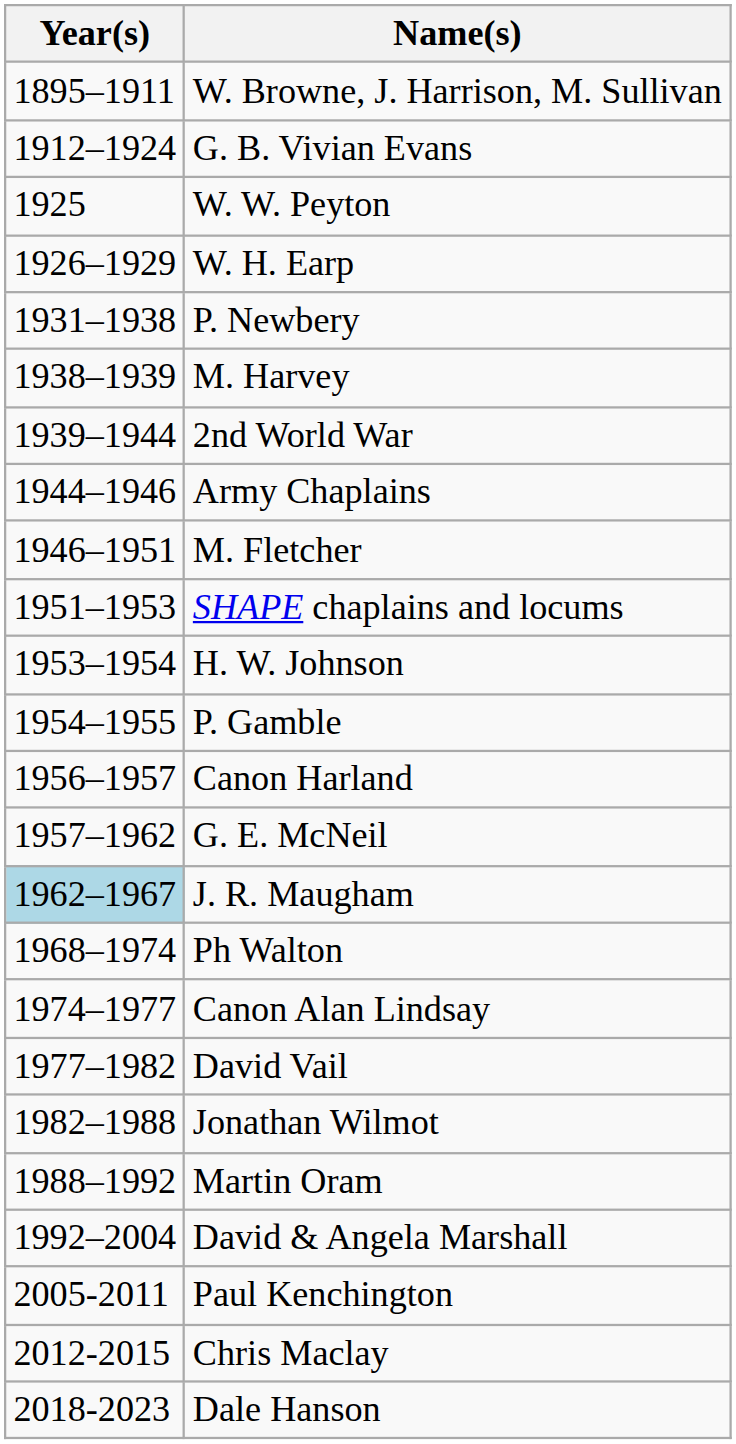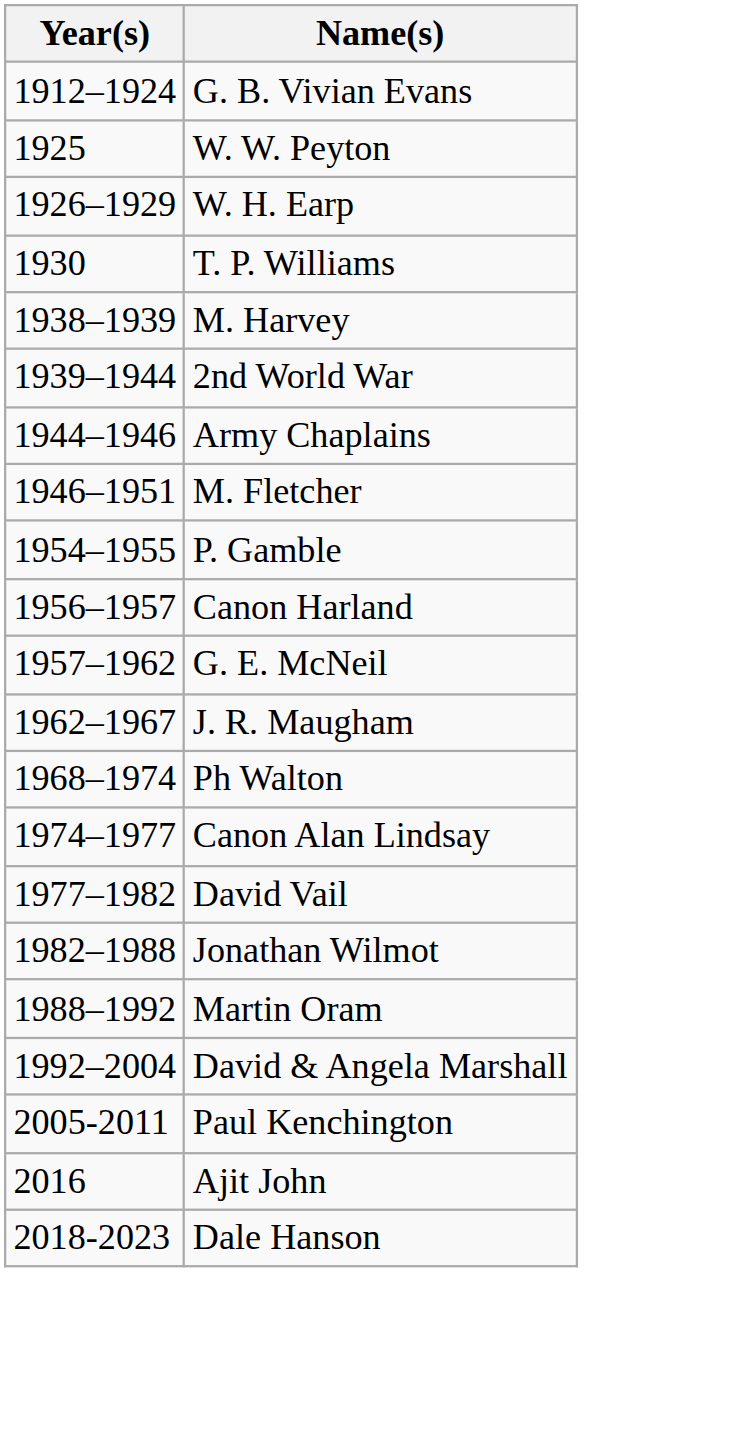- row: (457, 90)
+ row: (294, 262)
- row: (276, 319)
- row: (408, 606)
- row: (298, 663)
(95, 893) lightblue background -> (95, 721) no background
- row: (291, 1352)
+ row: (260, 1180)
